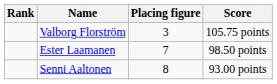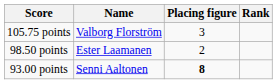columns swapped: (21, 13) <-> (238, 13)
(166, 50) 7 -> (202, 50) 2
(166, 69) normal -> (202, 69) bold
